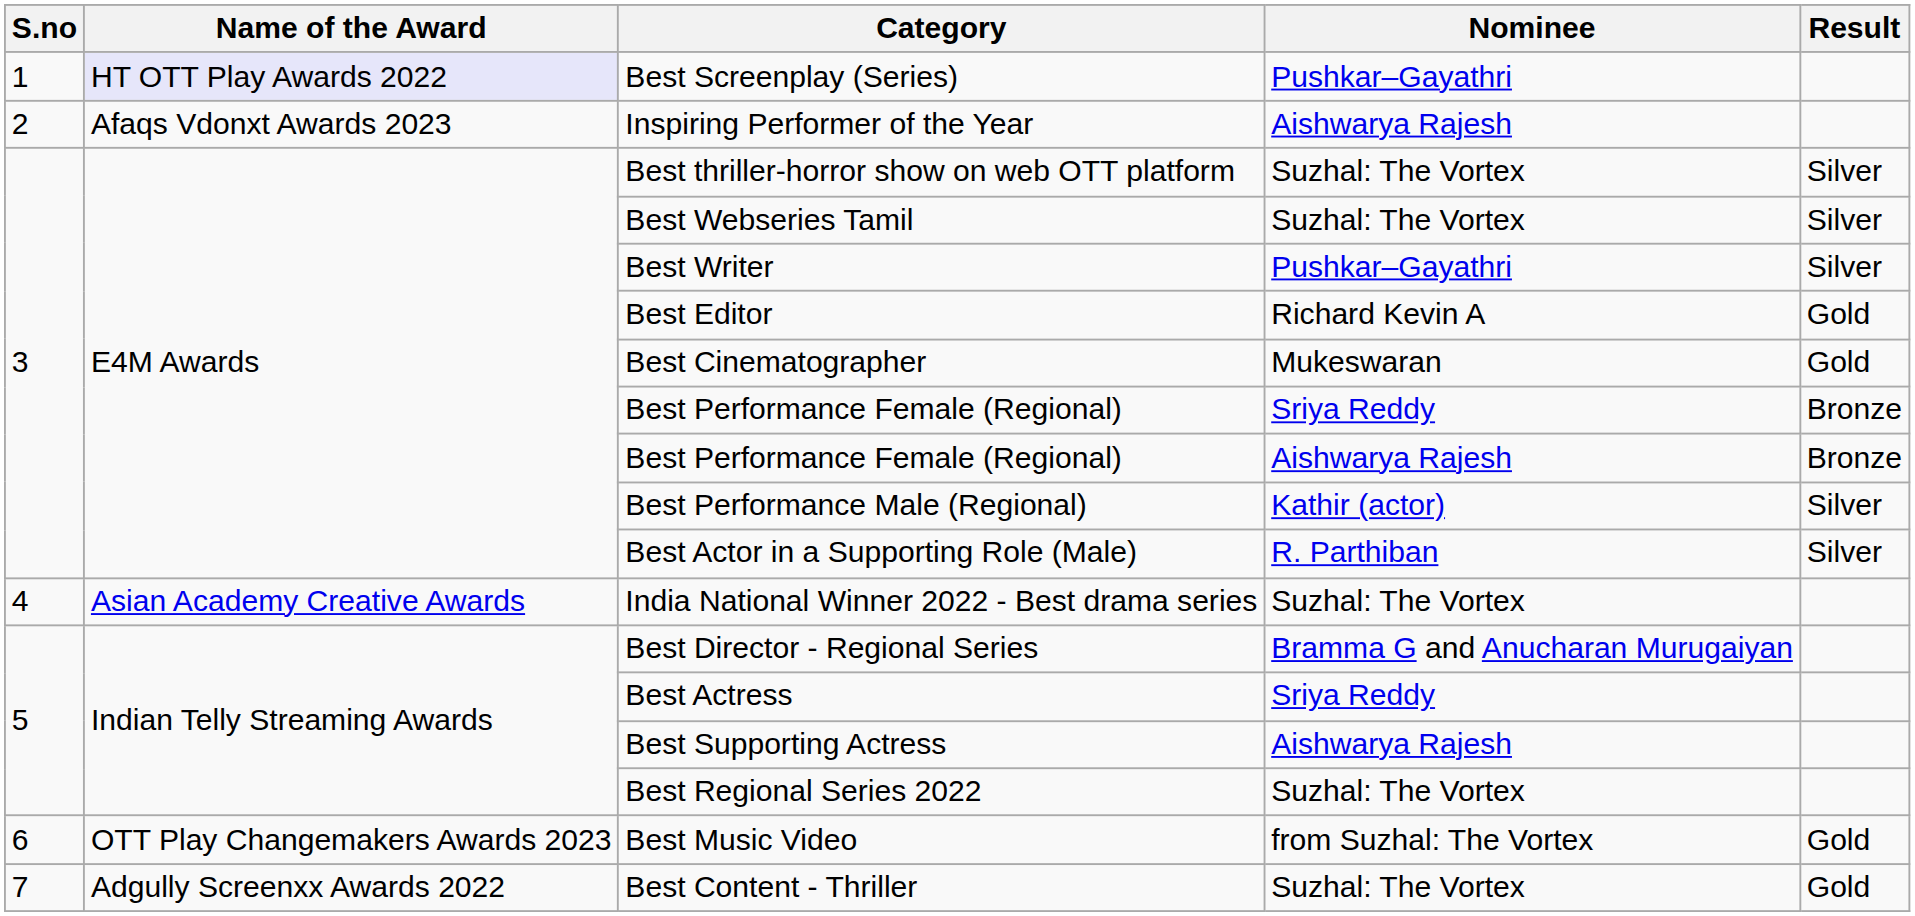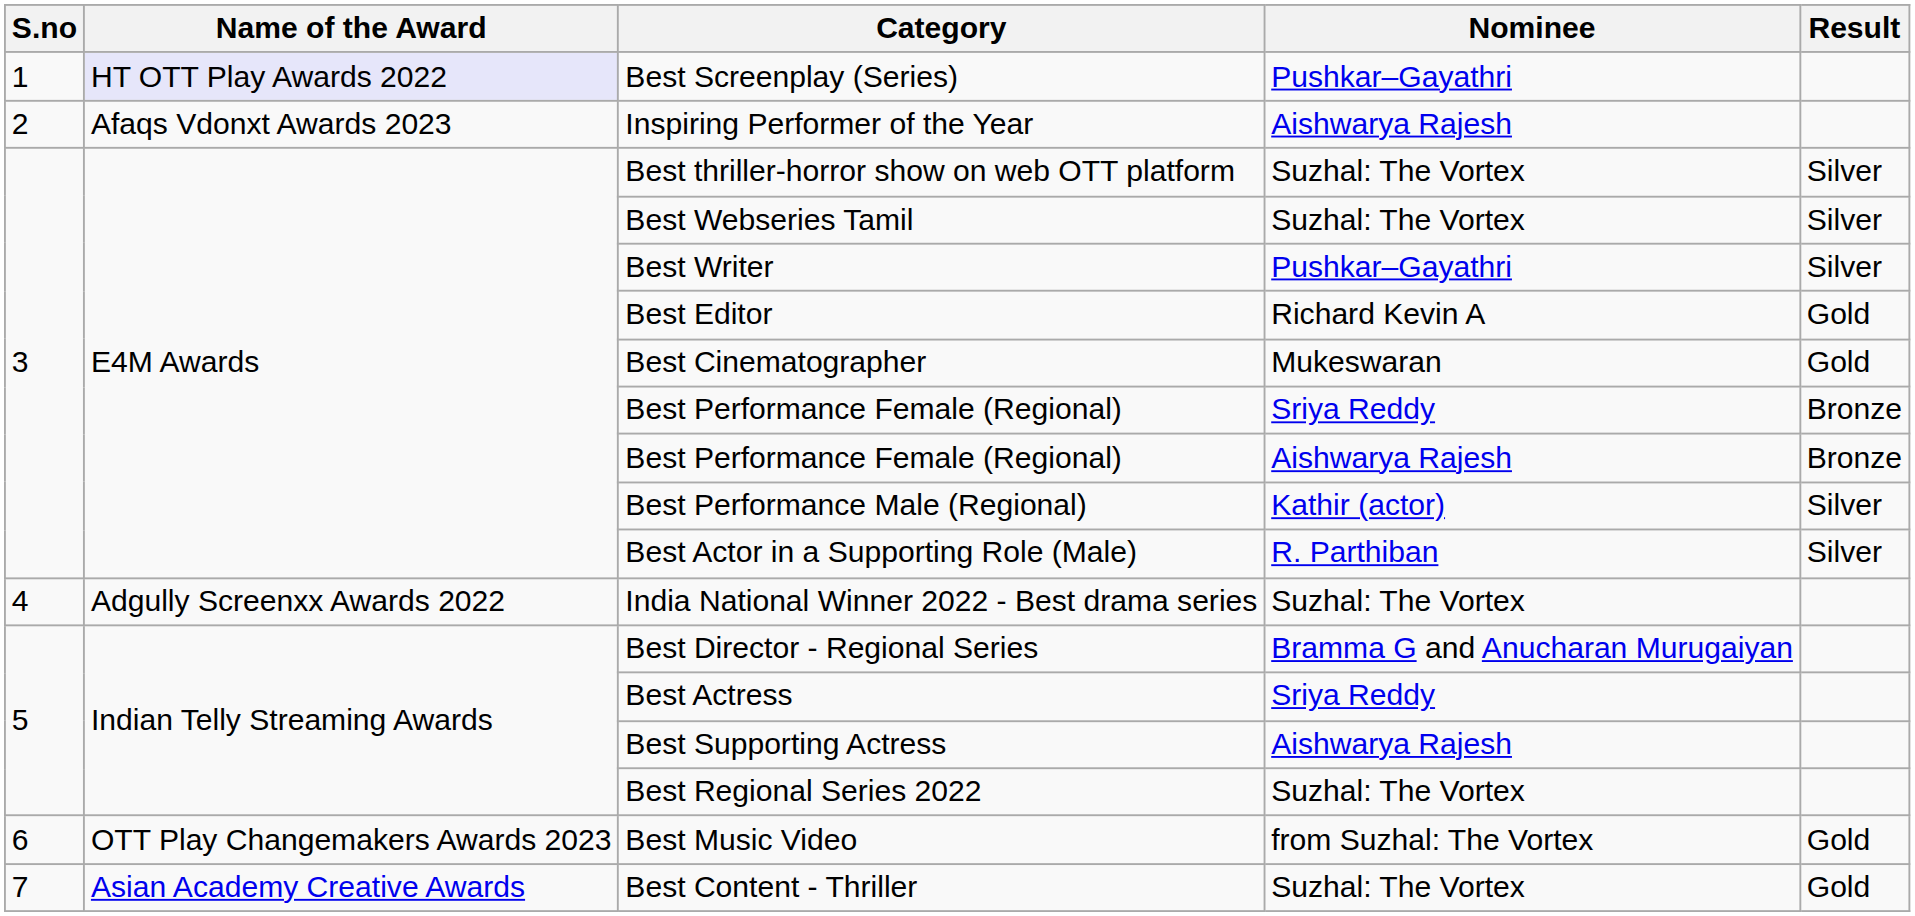(308, 600) Asian Academy Creative Awards -> (298, 600) Adgully Screenxx Awards 2022
(298, 887) Adgully Screenxx Awards 2022 -> (308, 887) Asian Academy Creative Awards
